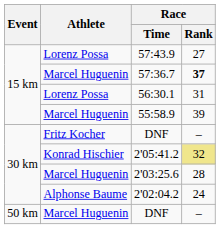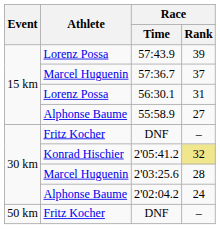(199, 54) 27 -> (199, 54) 39
(199, 74) bold -> (199, 74) normal
(86, 114) Marcel Huguenin -> (85, 114) Alphonse Baume
(199, 114) 39 -> (199, 114) 27
(86, 214) Marcel Huguenin -> (74, 214) Fritz Kocher
